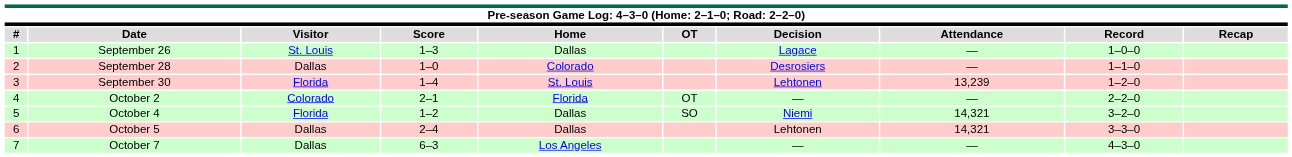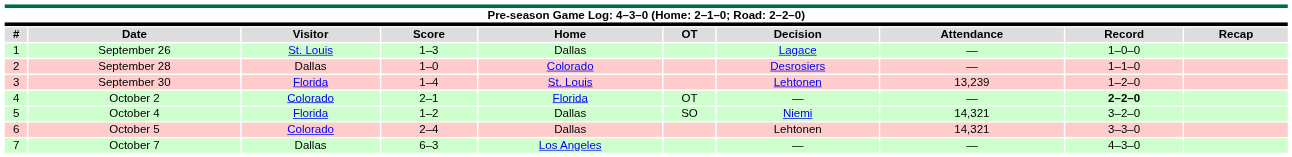(1124, 98) normal -> (1124, 98) bold
(311, 129) Dallas -> (311, 129) Colorado
